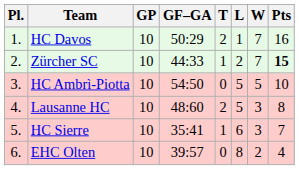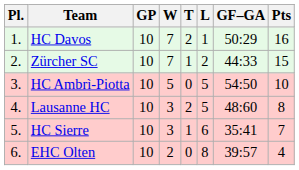columns swapped: (258, 15) <-> (187, 15)
(281, 61) bold -> (281, 61) normal
